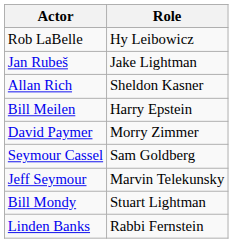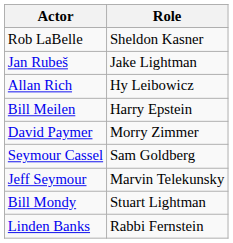(152, 39) Hy Leibowicz -> (157, 39) Sheldon Kasner
(157, 86) Sheldon Kasner -> (152, 86) Hy Leibowicz
